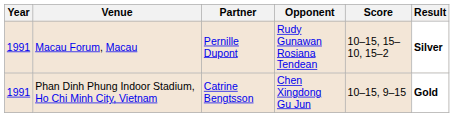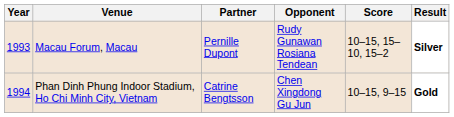(19, 47) 1991 -> (19, 47) 1993
(19, 93) 1991 -> (19, 93) 1994
